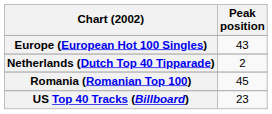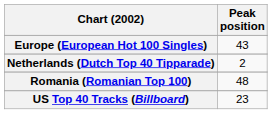(242, 81) 45 -> (242, 81) 48
